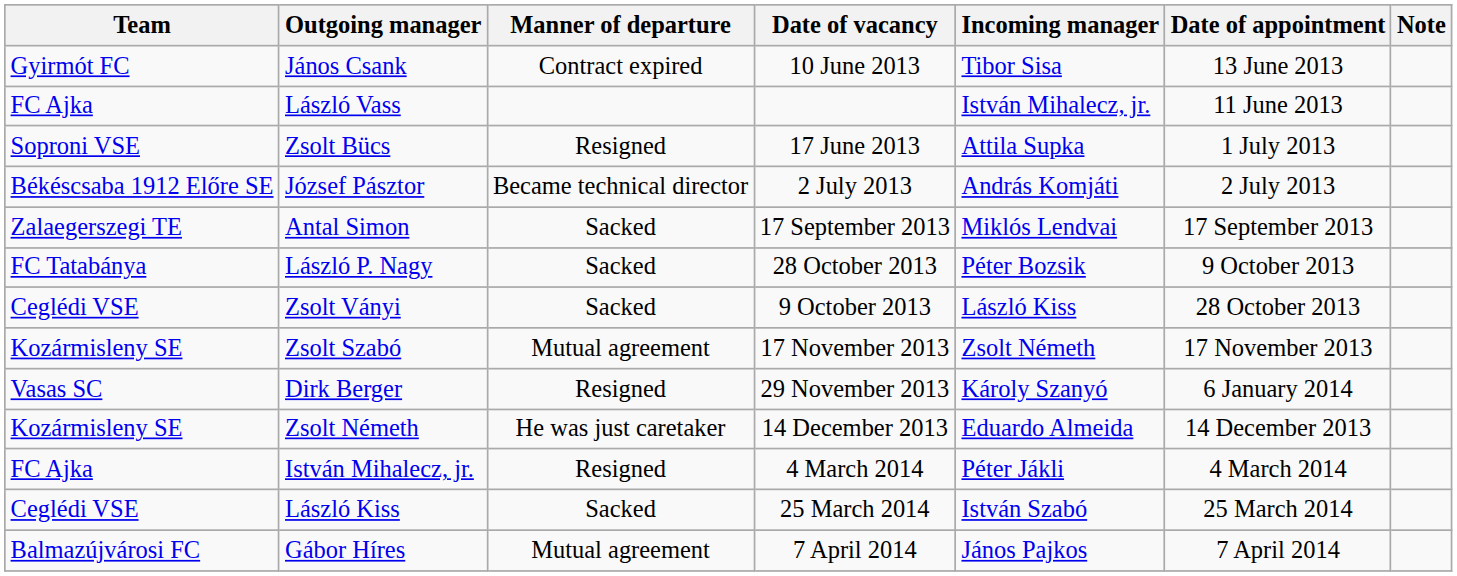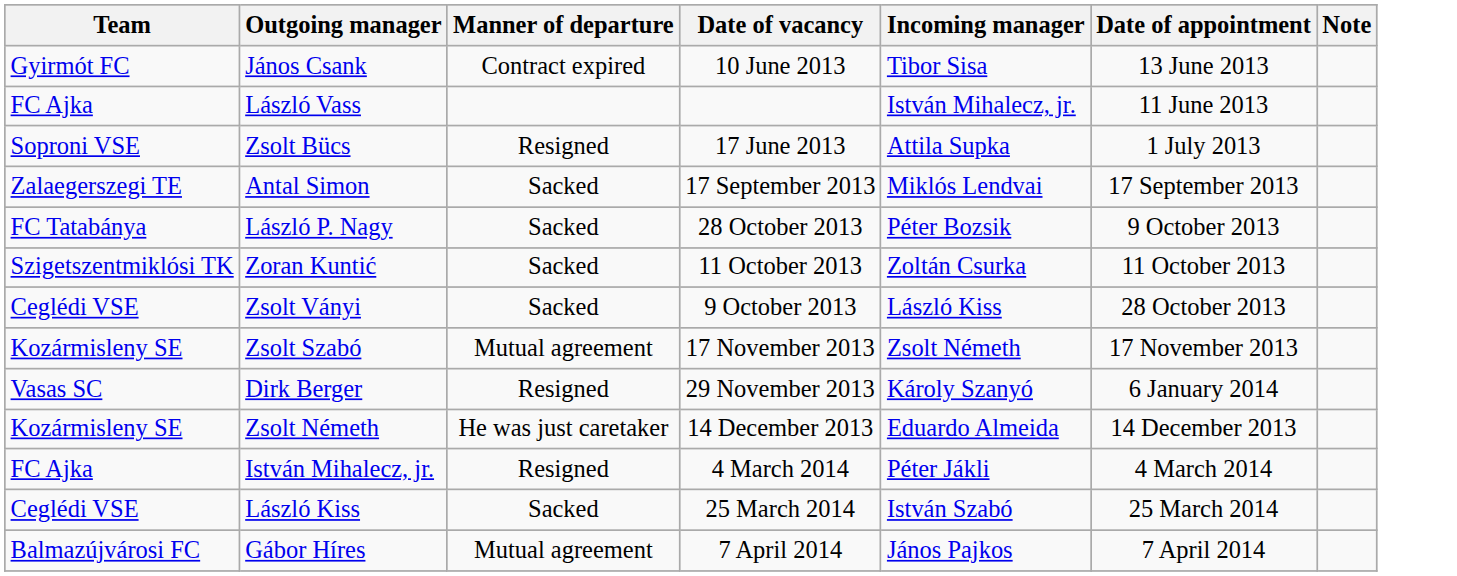- row: (355, 186)
+ row: (311, 267)
